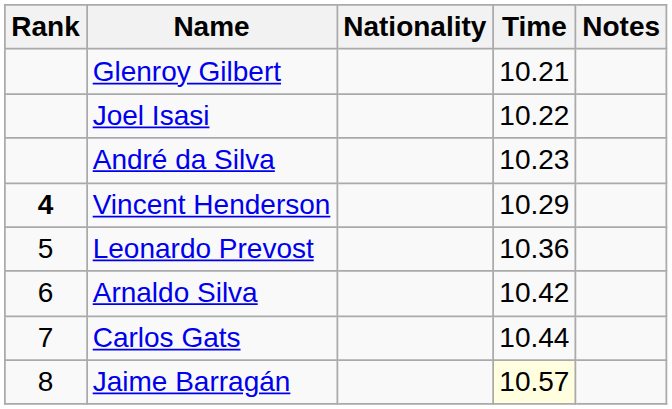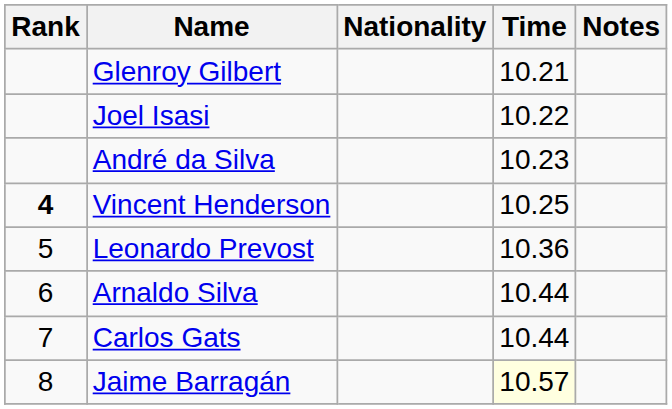(534, 204) 10.29 -> (534, 204) 10.25
(534, 293) 10.42 -> (534, 293) 10.44
